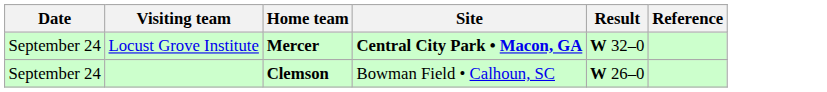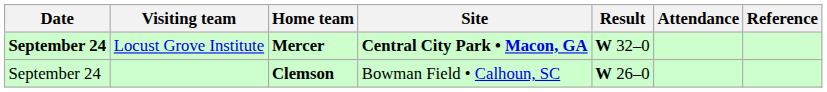+ column: (698, 18)
(55, 46) normal -> (57, 46) bold
